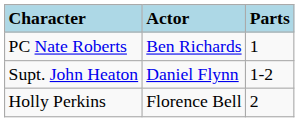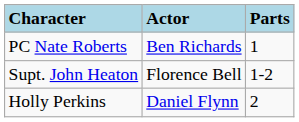(192, 74) Daniel Flynn -> (194, 74) Florence Bell
(194, 102) Florence Bell -> (192, 102) Daniel Flynn
